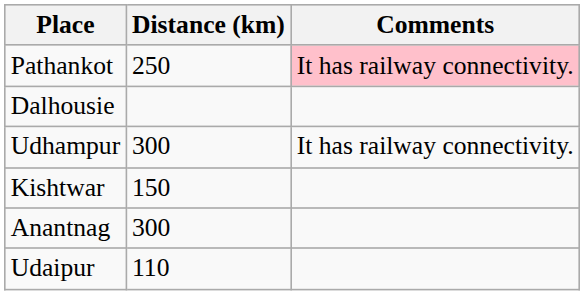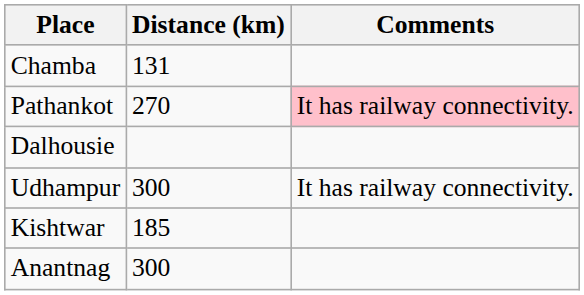+ row: (53, 65)
(151, 65) 250 -> (151, 106) 270
(151, 187) 150 -> (151, 227) 185
- row: (53, 268)
